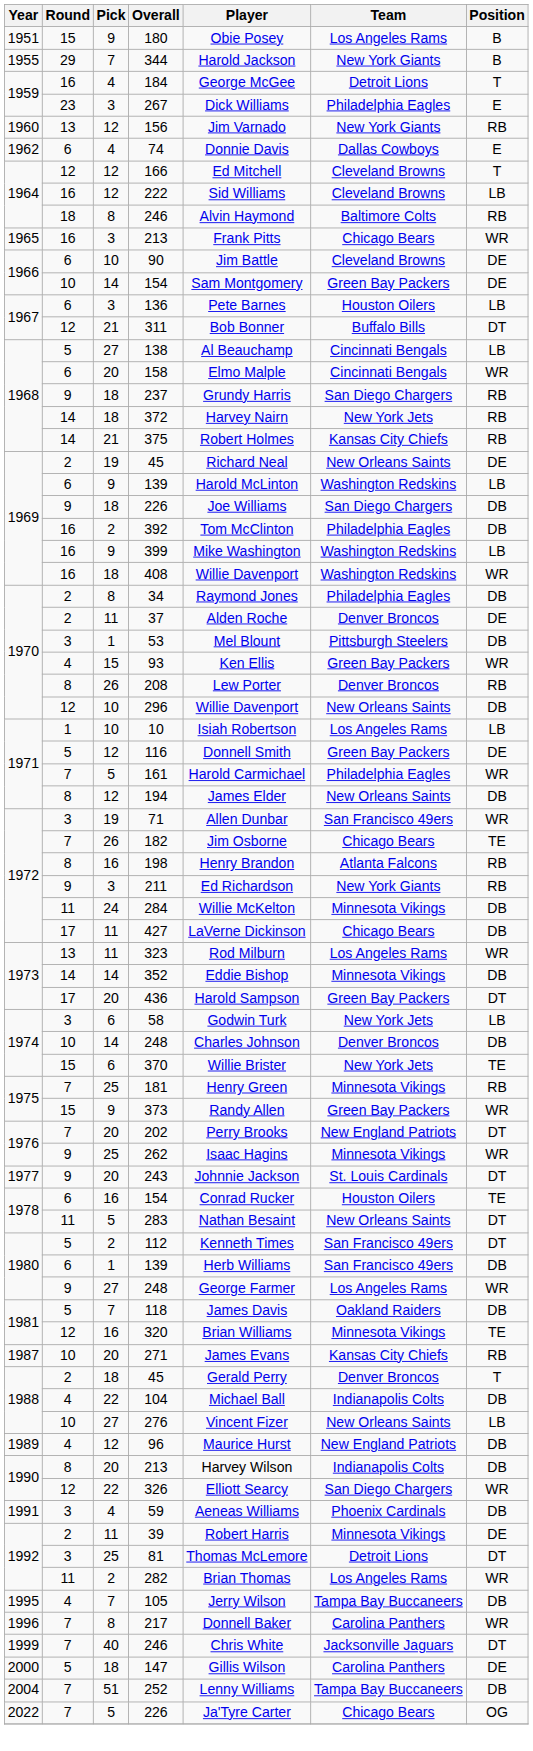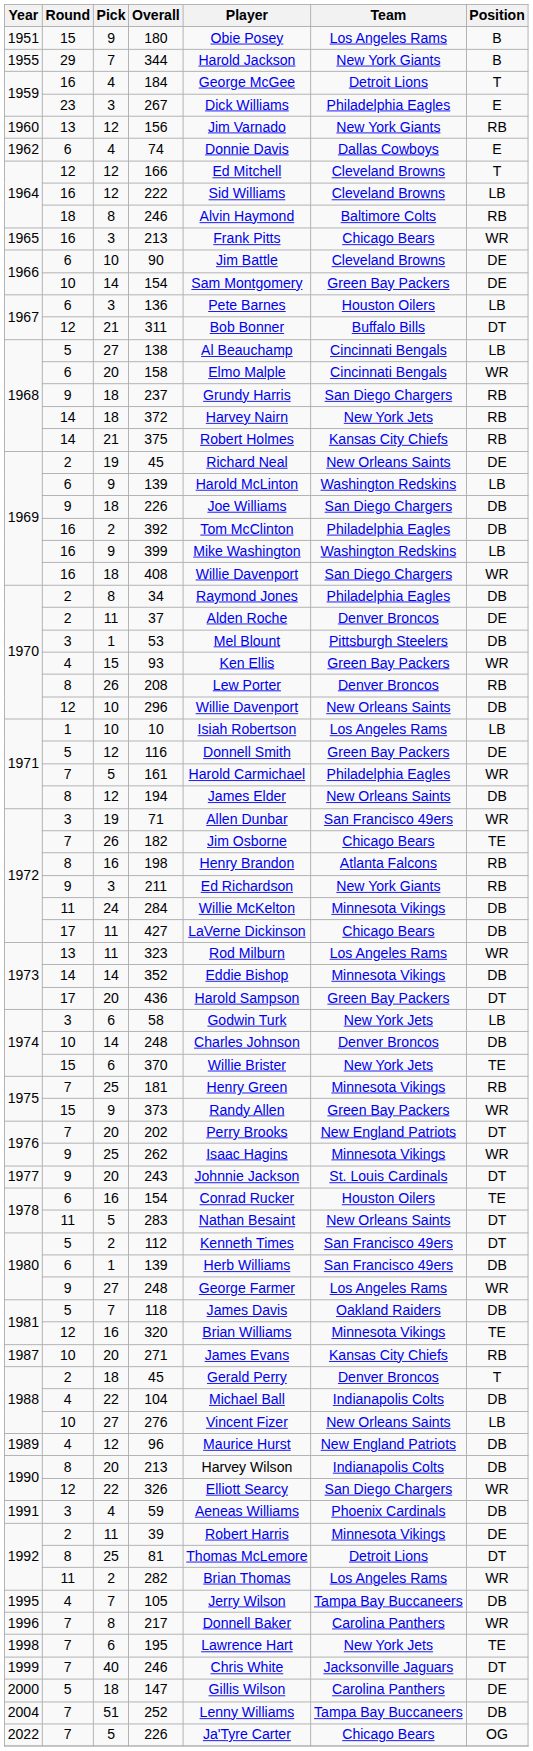(388, 573) Washington Redskins -> (388, 573) San Diego Chargers
(68, 1556) 3 -> (68, 1556) 8
+ row: (23, 1645)
